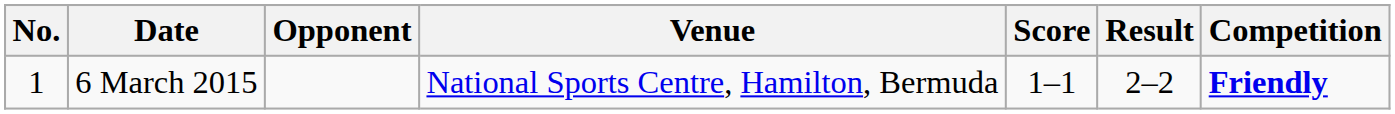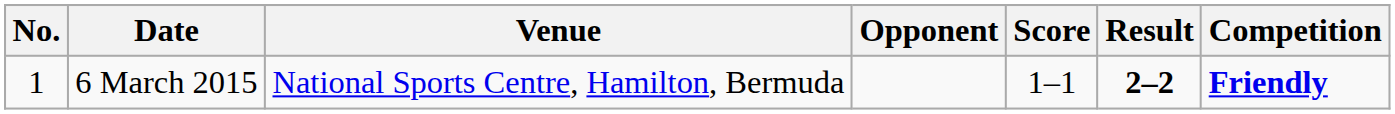columns swapped: (712, 30) <-> (342, 30)
(1150, 81) normal -> (1150, 81) bold
